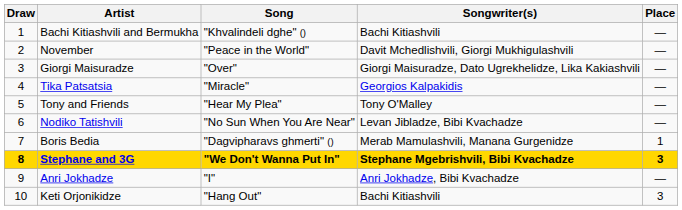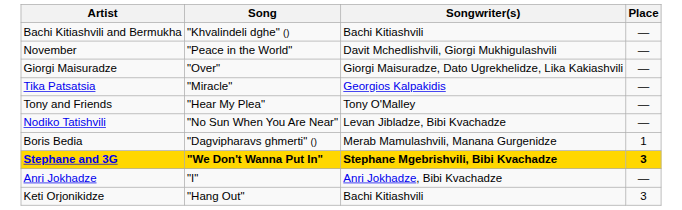- column: (21, 13)
